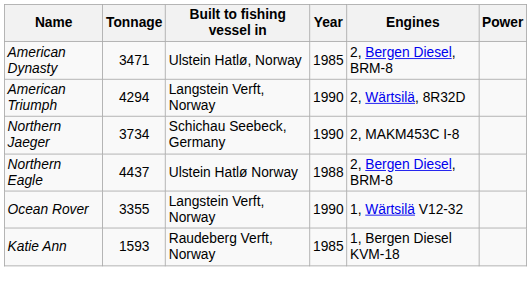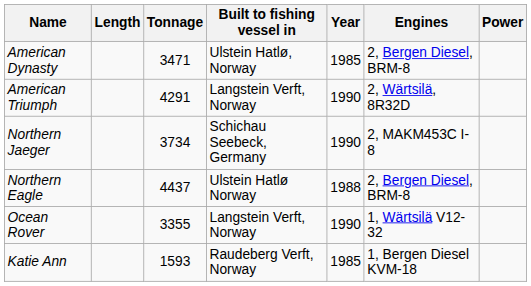+ column: (118, 23)
(134, 97) 4294 -> (175, 97) 4291
